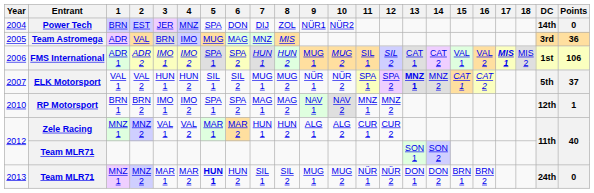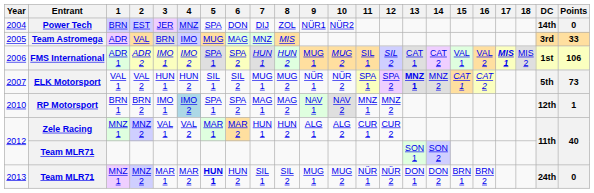(574, 39) 36 -> (574, 39) 33
(574, 81) 37 -> (574, 81) 73
(189, 105) no background -> (189, 105) lightblue background
